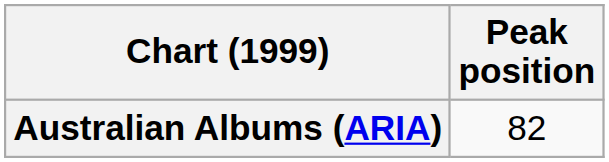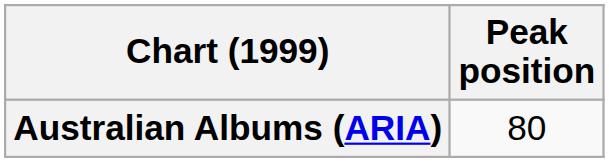(527, 127) 82 -> (527, 127) 80
